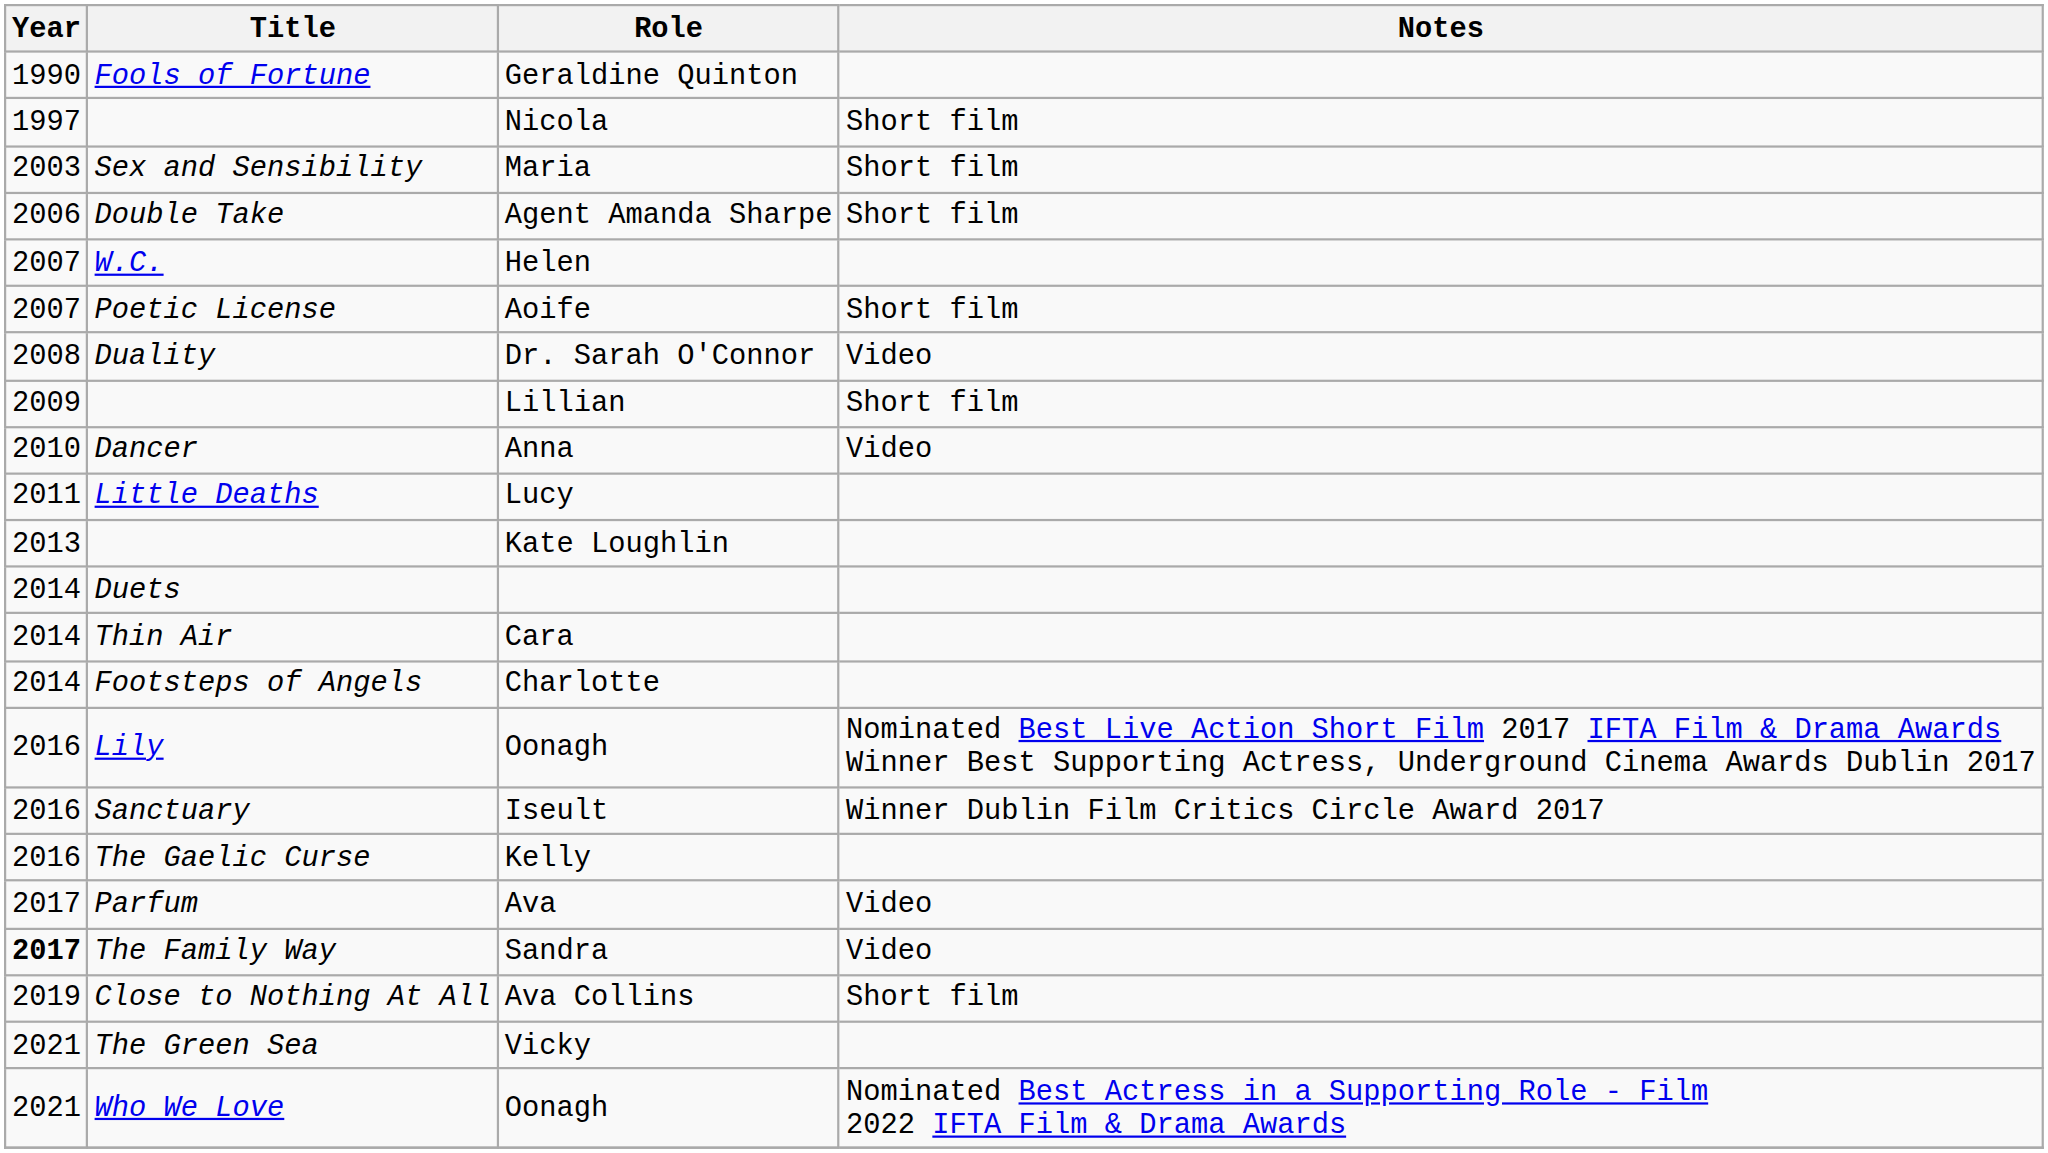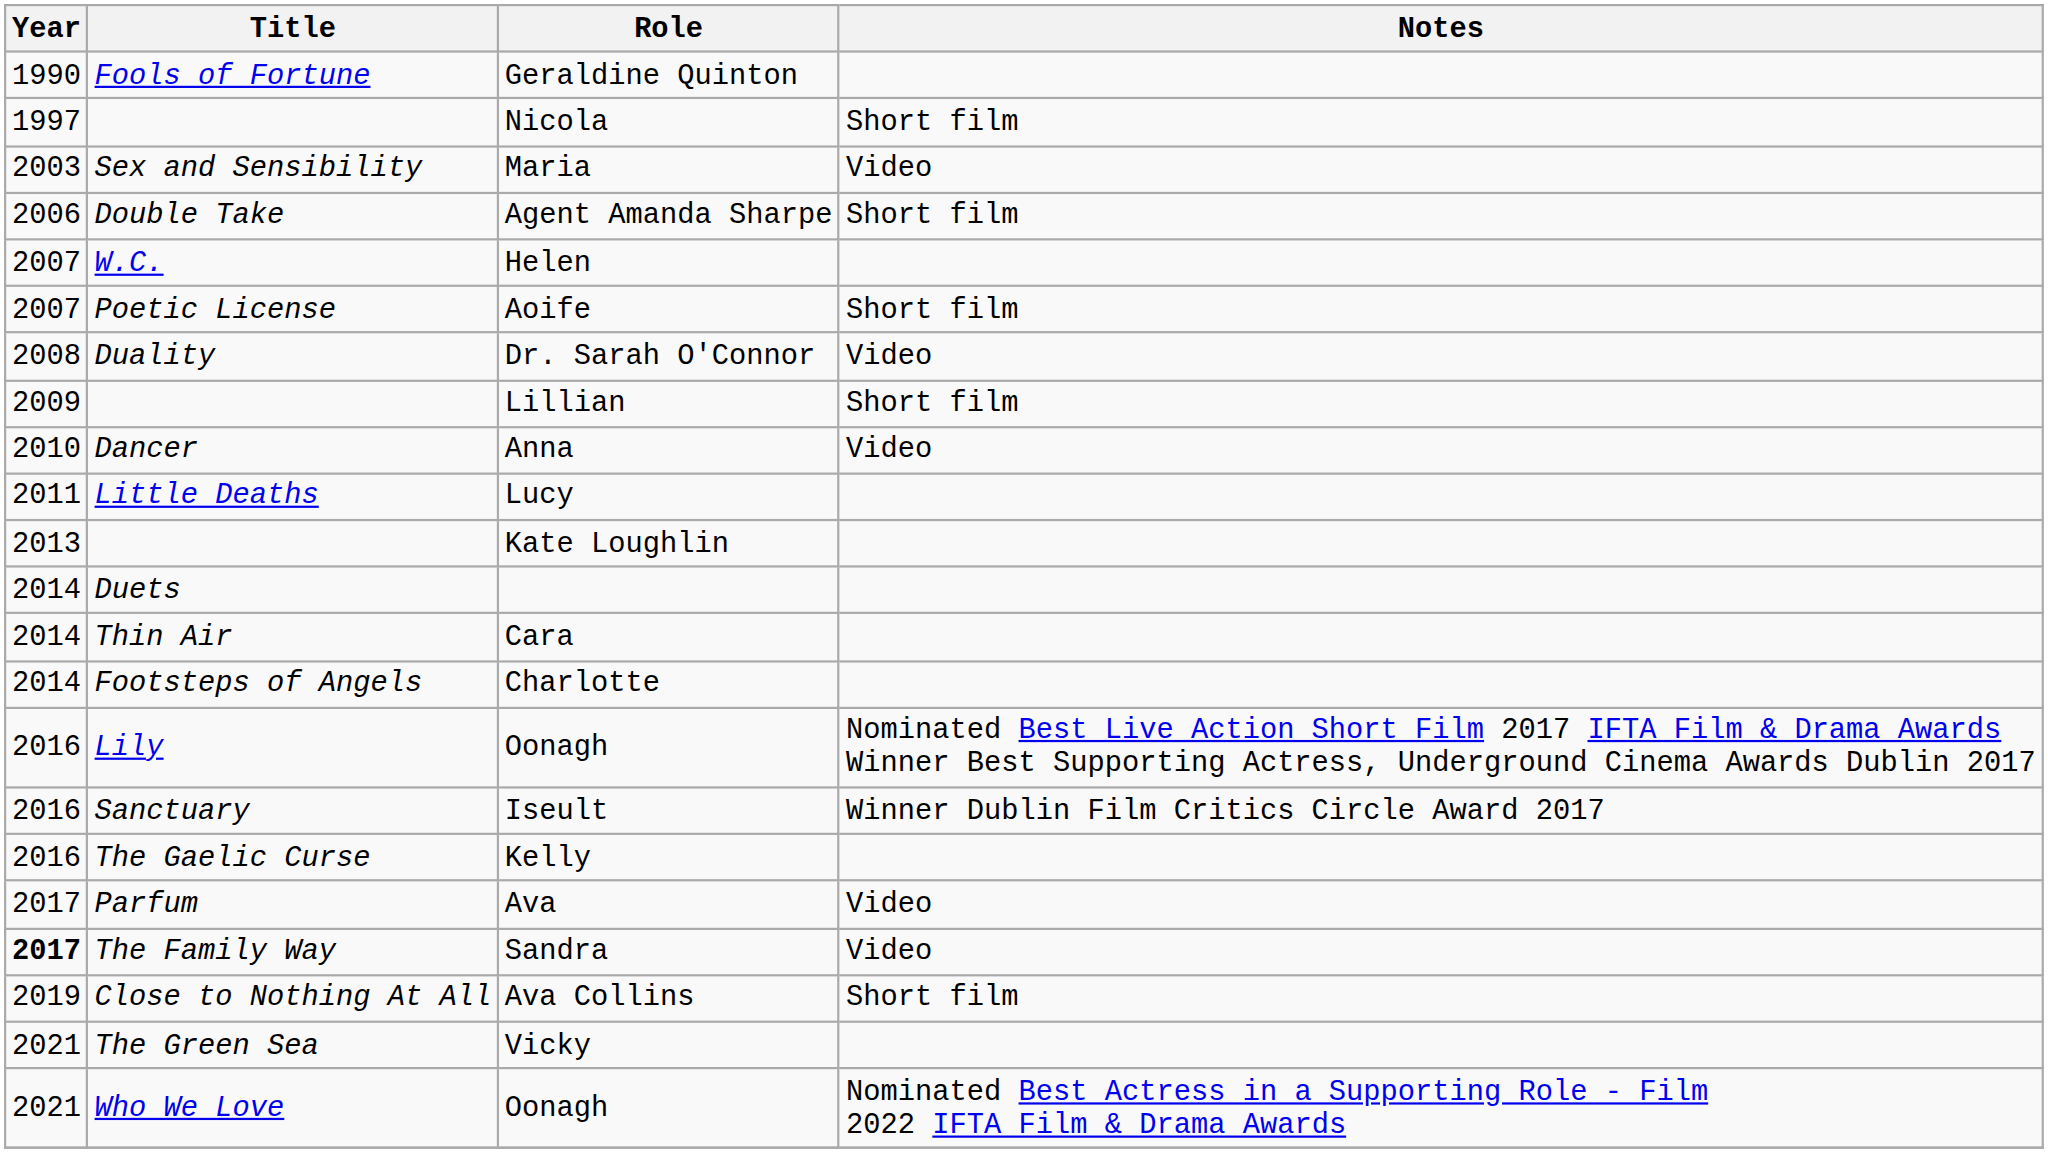(932, 169) Short film -> (889, 169) Video
